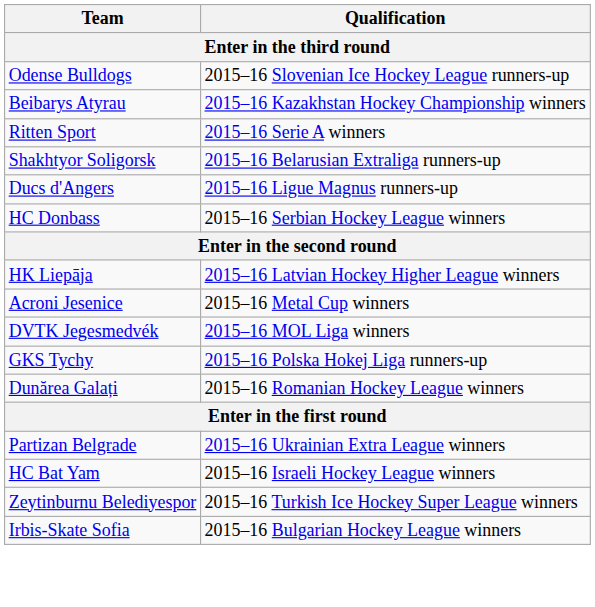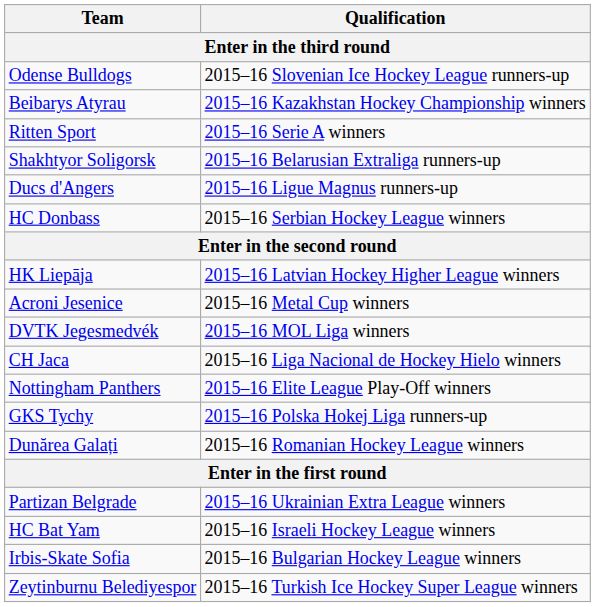+ row: (39, 359)
+ row: (85, 388)
rows swapped: (69, 530) <-> (102, 501)
